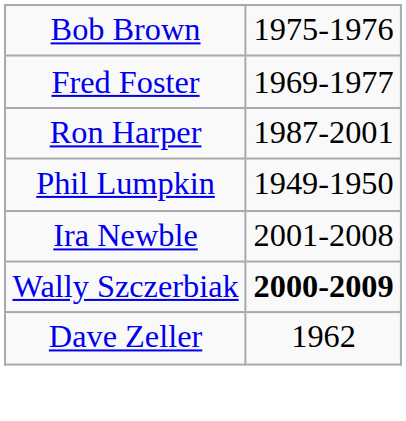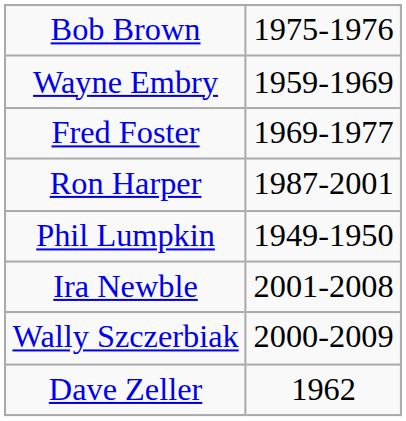+ row: (126, 81)
(324, 286) bold -> (324, 337) normal
